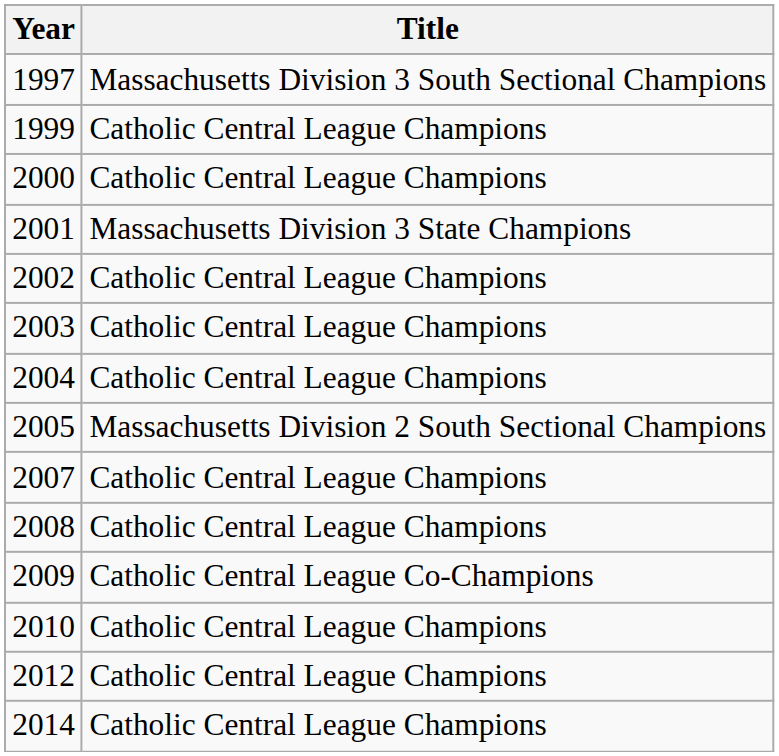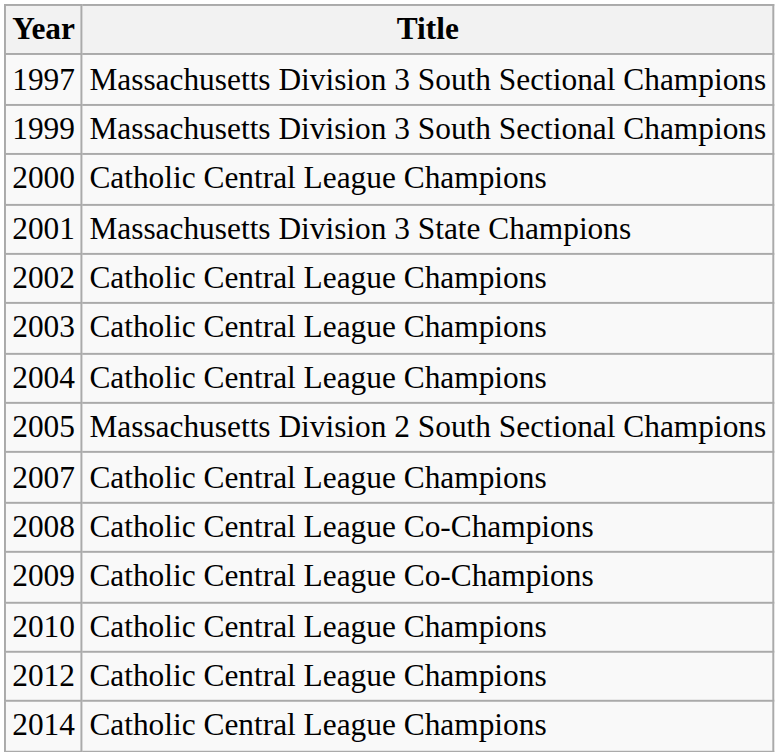(318, 128) Catholic Central League Champions -> (428, 128) Massachusetts Division 3 South Sectional Champions
(318, 526) Catholic Central League Champions -> (342, 526) Catholic Central League Co-Champions
